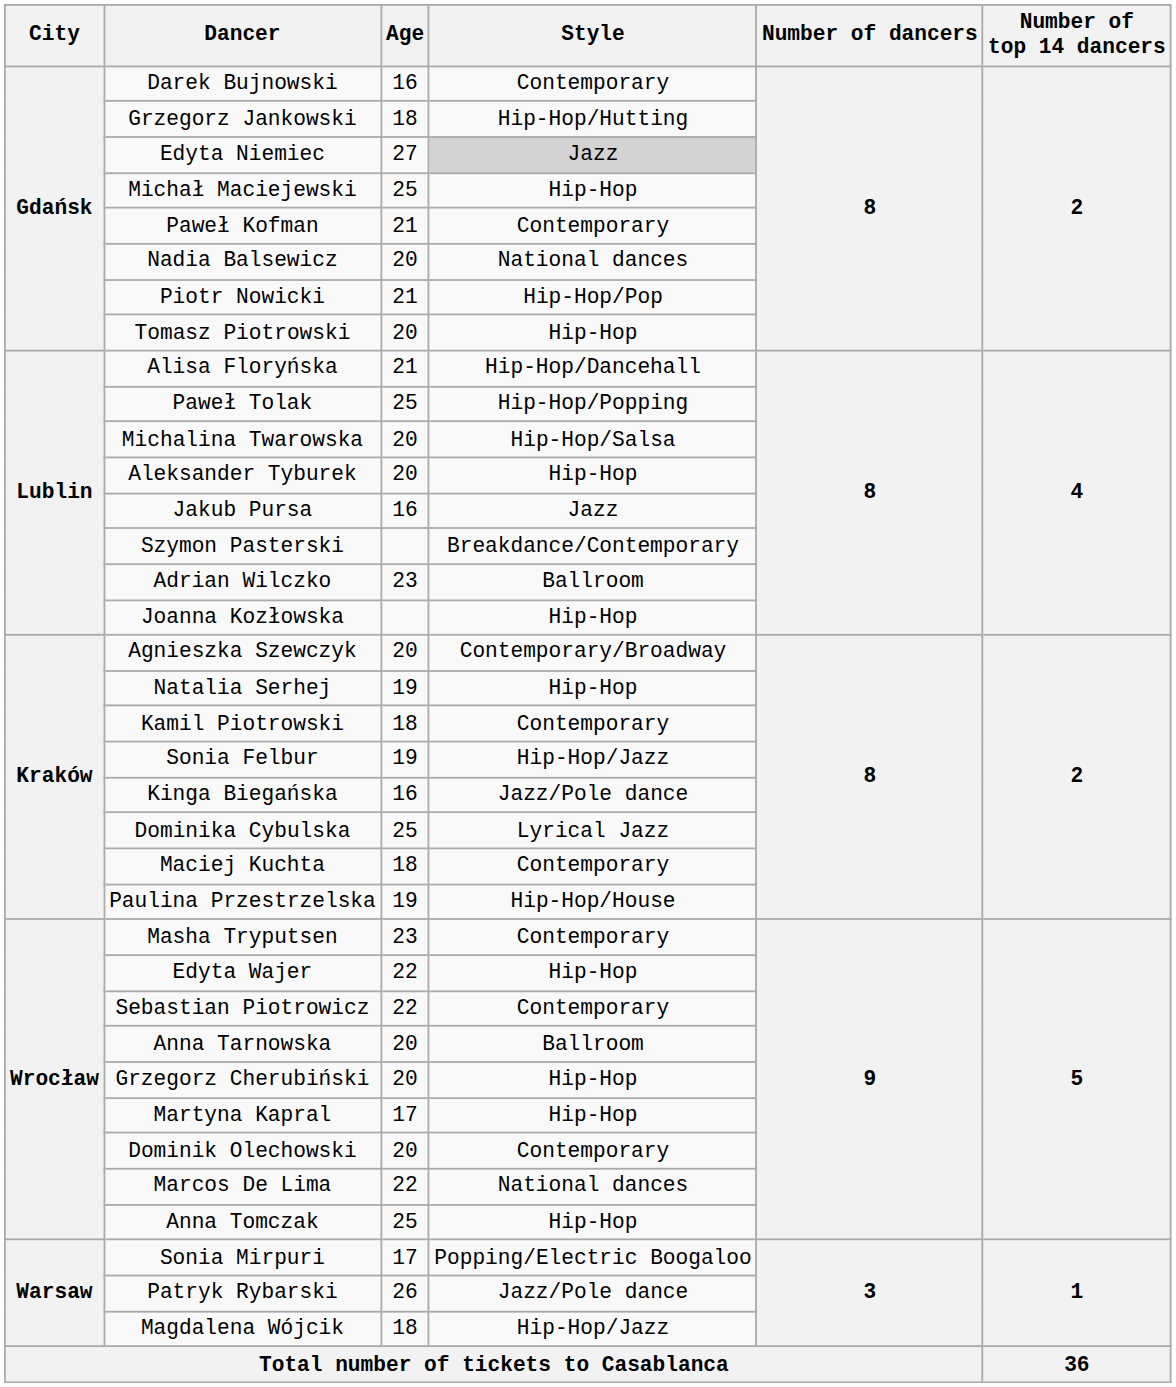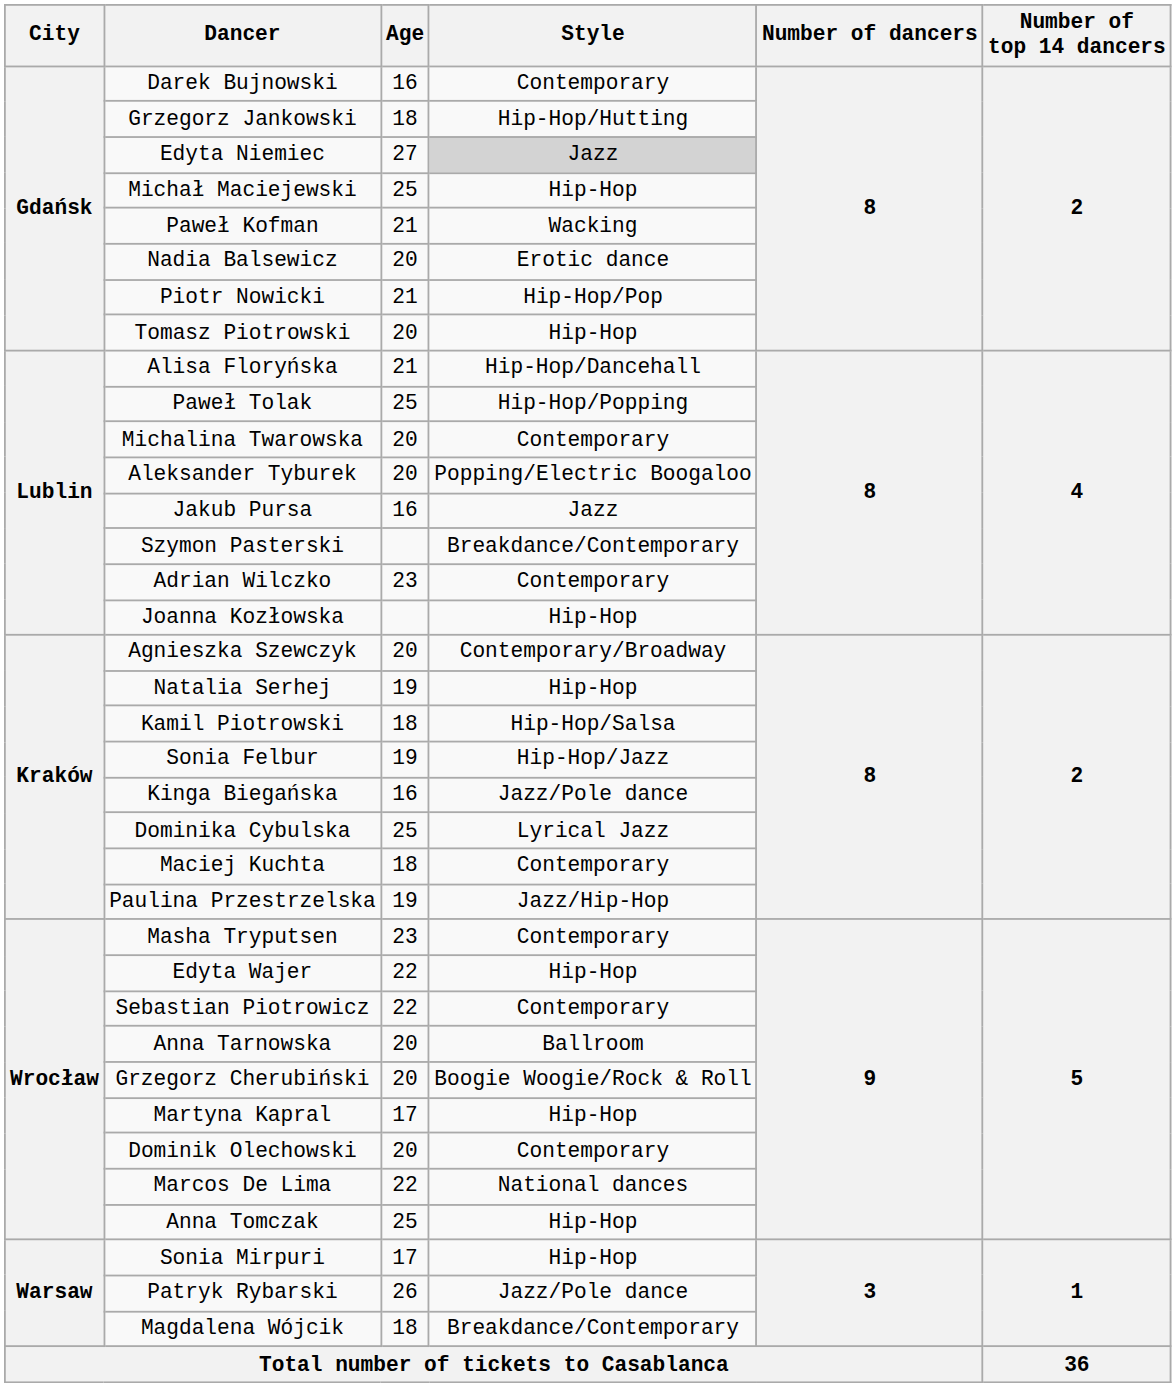(593, 226) Contemporary -> (593, 226) Wacking
(593, 261) National dances -> (593, 261) Erotic dance
(593, 439) Hip-Hop/Salsa -> (593, 439) Contemporary
(593, 475) Hip-Hop -> (593, 475) Popping/Electric Boogaloo
(593, 581) Ballroom -> (593, 581) Contemporary
(593, 724) Contemporary -> (593, 724) Hip-Hop/Salsa
(593, 902) Hip-Hop/House -> (593, 902) Jazz/Hip-Hop
(593, 1079) Hip-Hop -> (593, 1079) Boogie Woogie/Rock & Roll
(593, 1257) Popping/Electric Boogaloo -> (593, 1257) Hip-Hop
(593, 1329) Hip-Hop/Jazz -> (593, 1329) Breakdance/Contemporary
